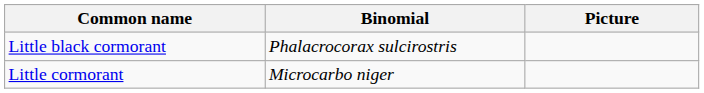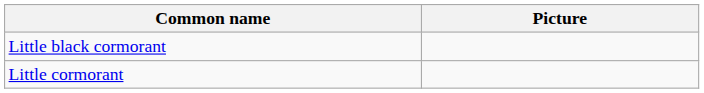- column: (395, 18)
